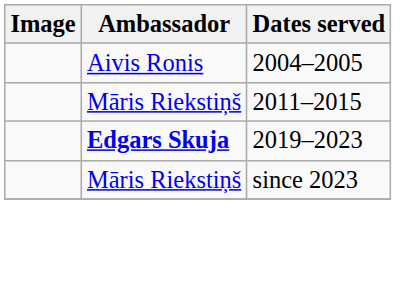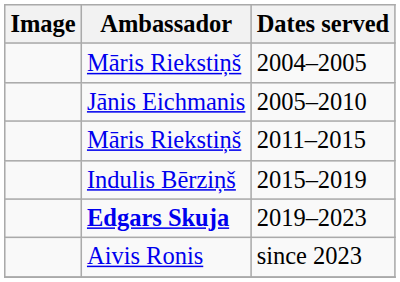(145, 62) Aivis Ronis -> (164, 62) Māris Riekstiņš
+ row: (312, 101)
+ row: (312, 179)
(164, 179) Māris Riekstiņš -> (145, 256) Aivis Ronis
